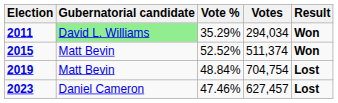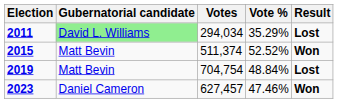columns swapped: (267, 13) <-> (220, 13)
(307, 32) Won -> (307, 32) Lost
(307, 88) Lost -> (307, 88) Won
